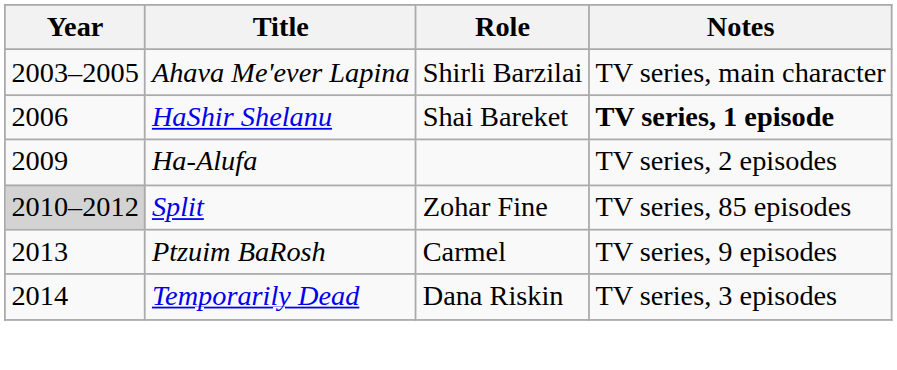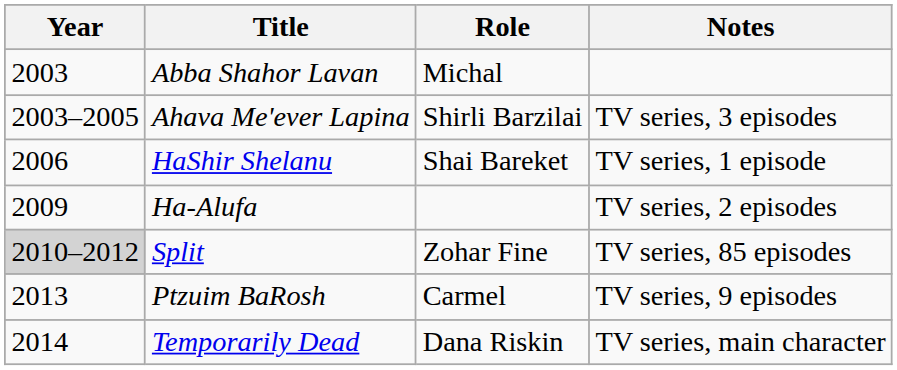+ row: (265, 71)
(741, 71) TV series, main character -> (716, 116) TV series, 3 episodes
(715, 116) bold -> (711, 161) normal
(716, 296) TV series, 3 episodes -> (741, 341) TV series, main character
